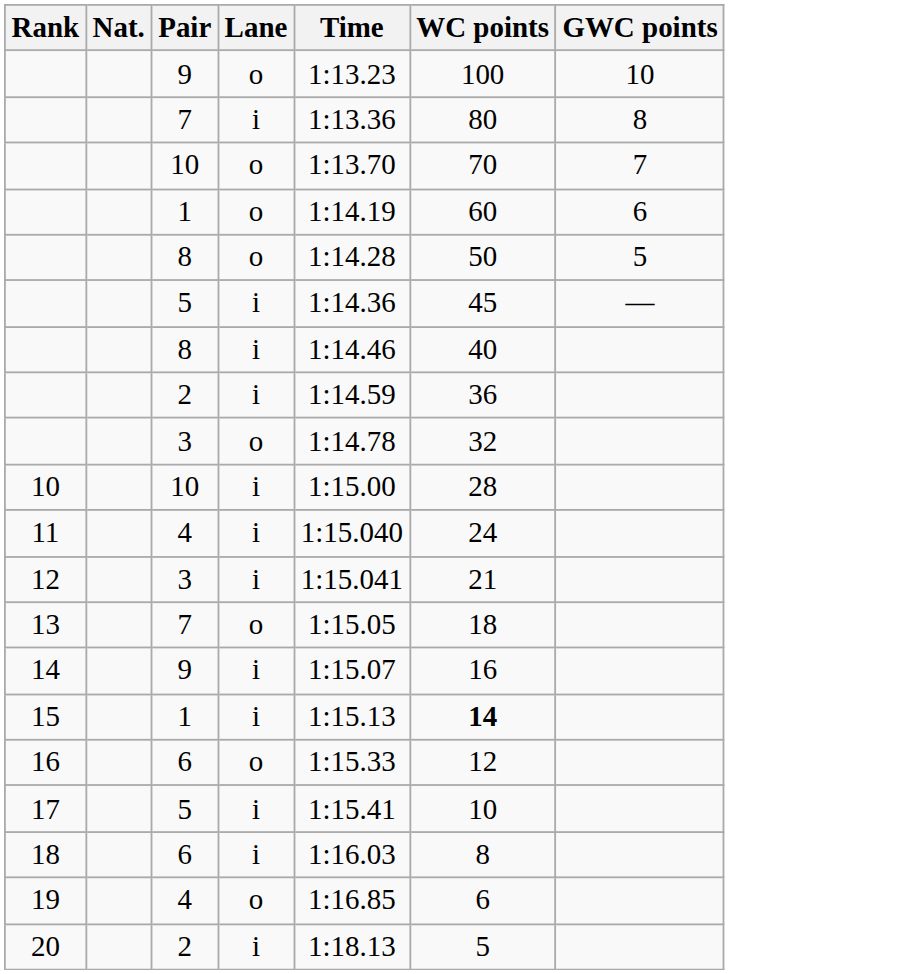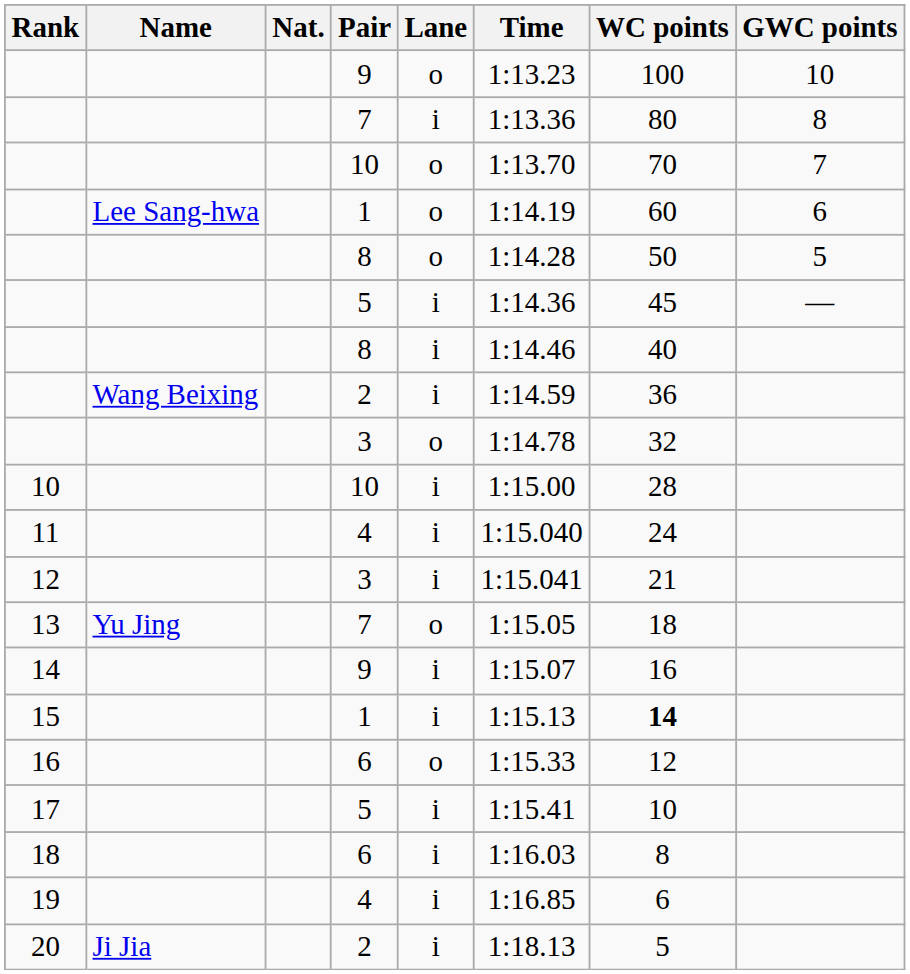+ column: (176, 27)
(256, 900) o -> (436, 900) i
